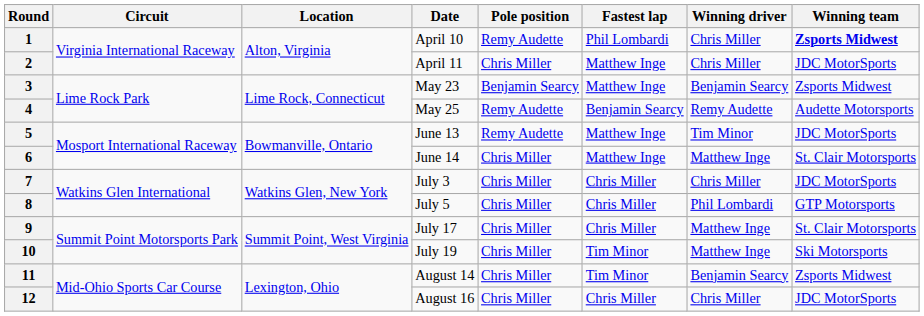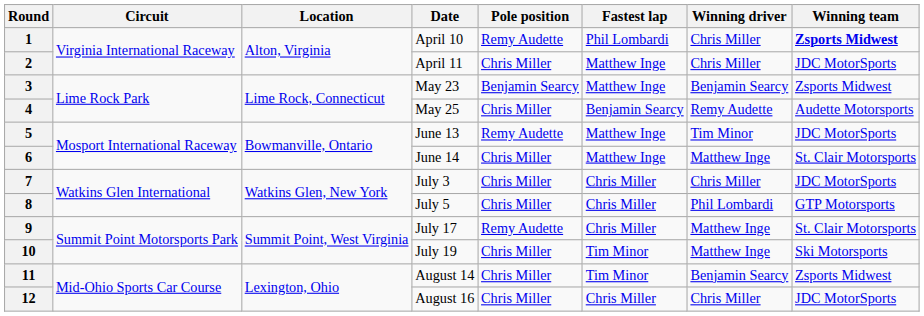(522, 110) Remy Audette -> (516, 110) Chris Miller
(516, 227) Chris Miller -> (522, 227) Remy Audette
